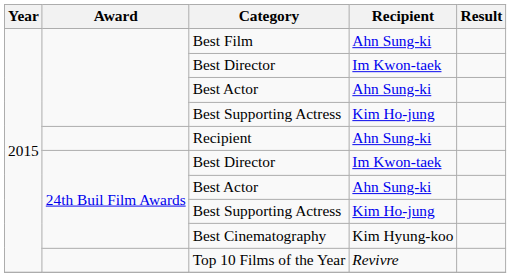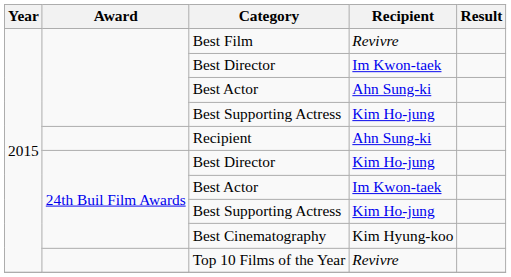(392, 41) Ahn Sung-ki -> (376, 41) Revivre
(397, 162) Im Kwon-taek -> (394, 162) Kim Ho-jung
(392, 187) Ahn Sung-ki -> (397, 187) Im Kwon-taek
